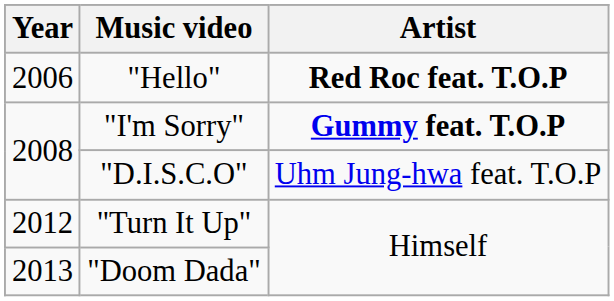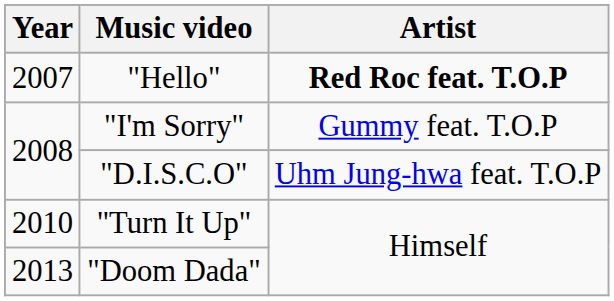(43, 77) 2006 -> (43, 77) 2007
(438, 125) bold -> (438, 125) normal
(43, 222) 2012 -> (43, 222) 2010
